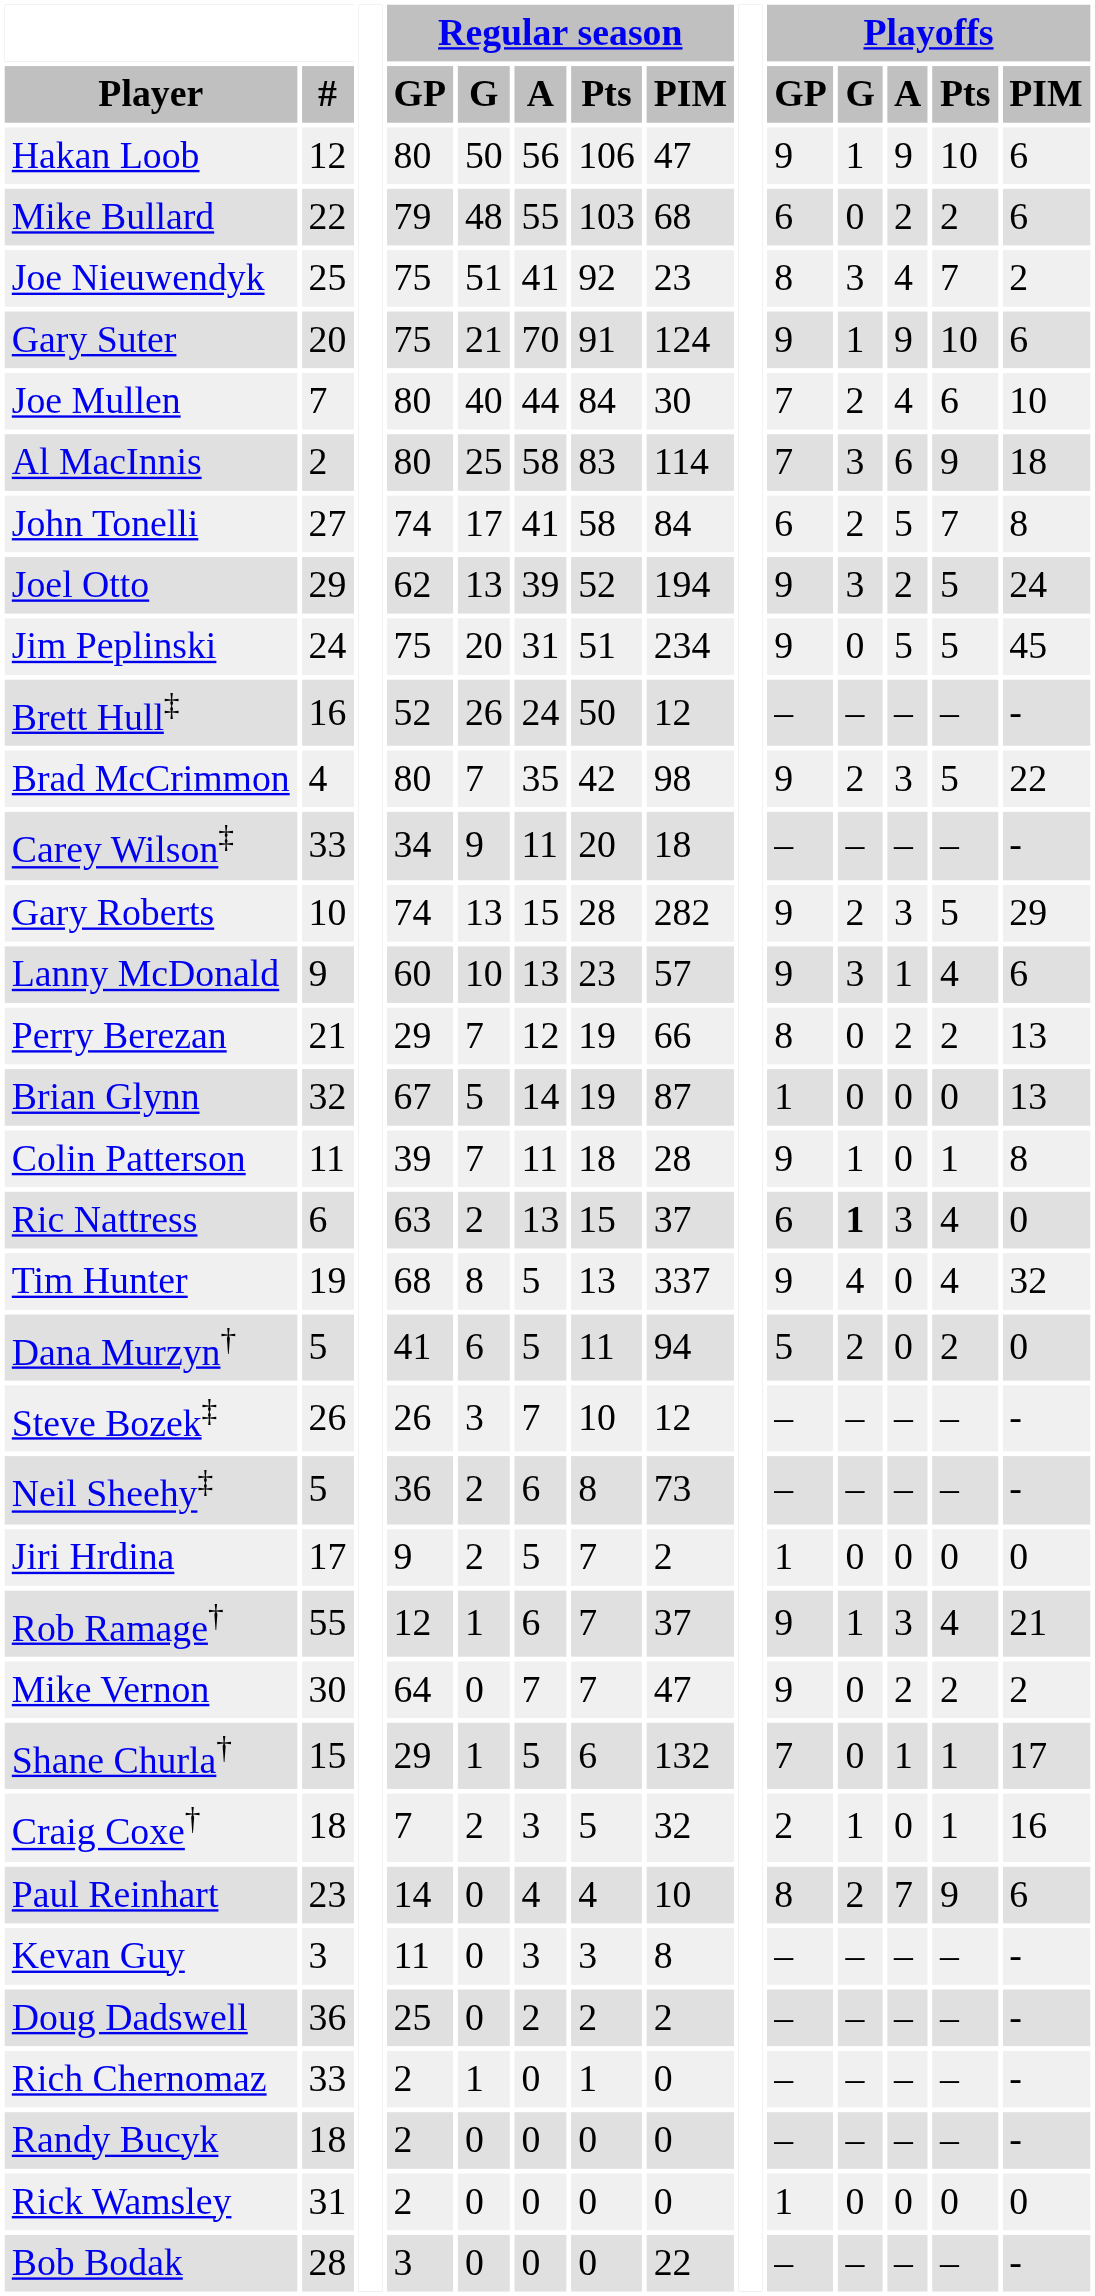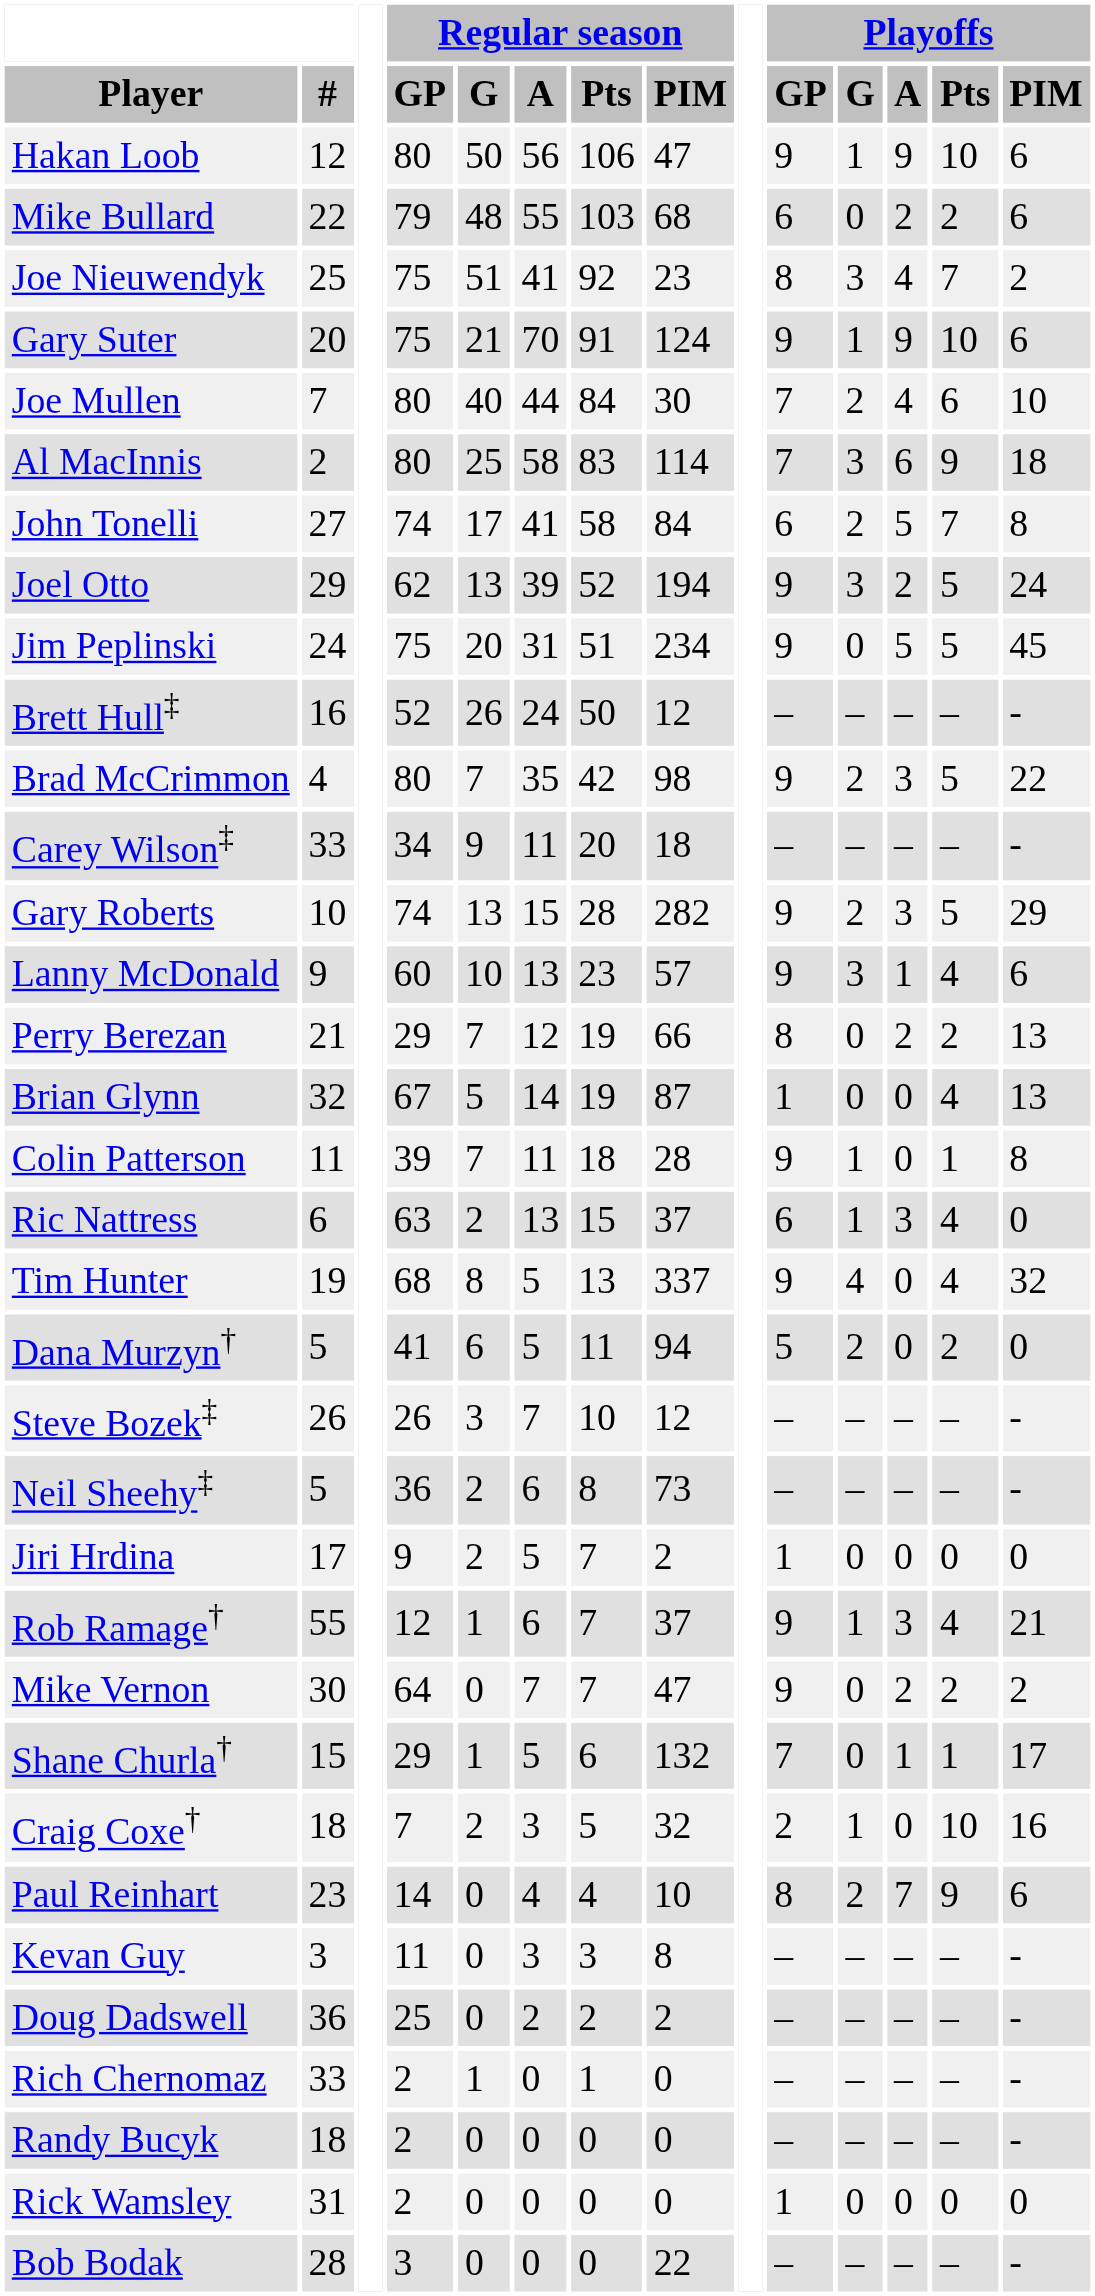(949, 1095) 0 -> (949, 1095) 4
(855, 1218) bold -> (855, 1218) normal
(949, 1827) 1 -> (959, 1827) 10
